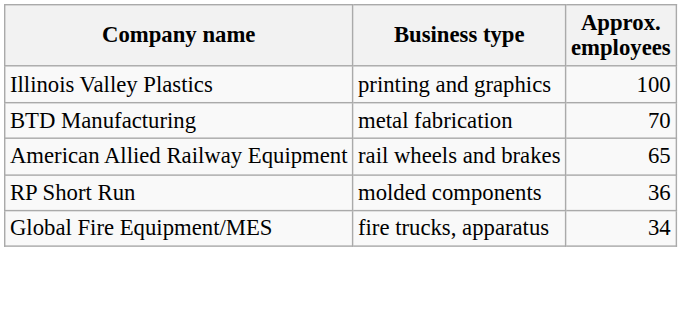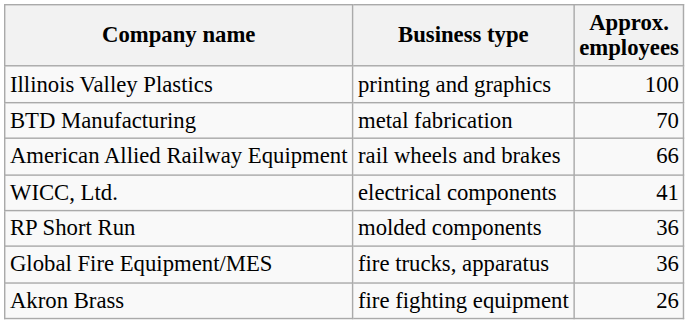(659, 156) 65 -> (668, 156) 66
+ row: (64, 192)
(659, 228) 34 -> (668, 264) 36
+ row: (67, 300)
